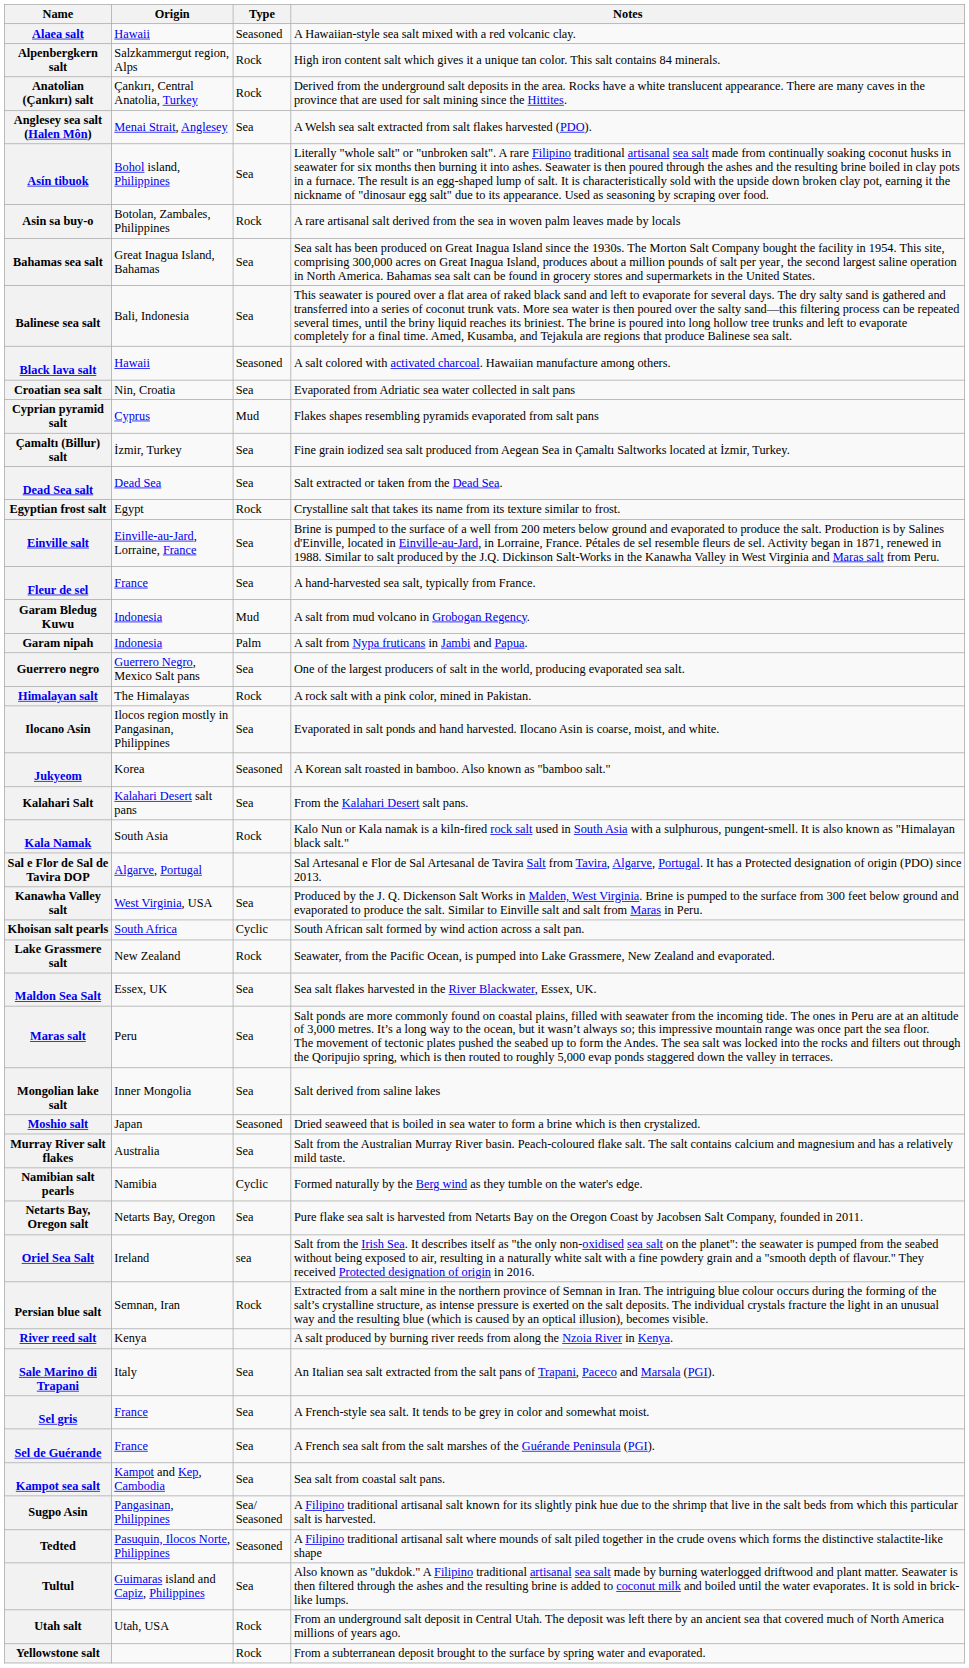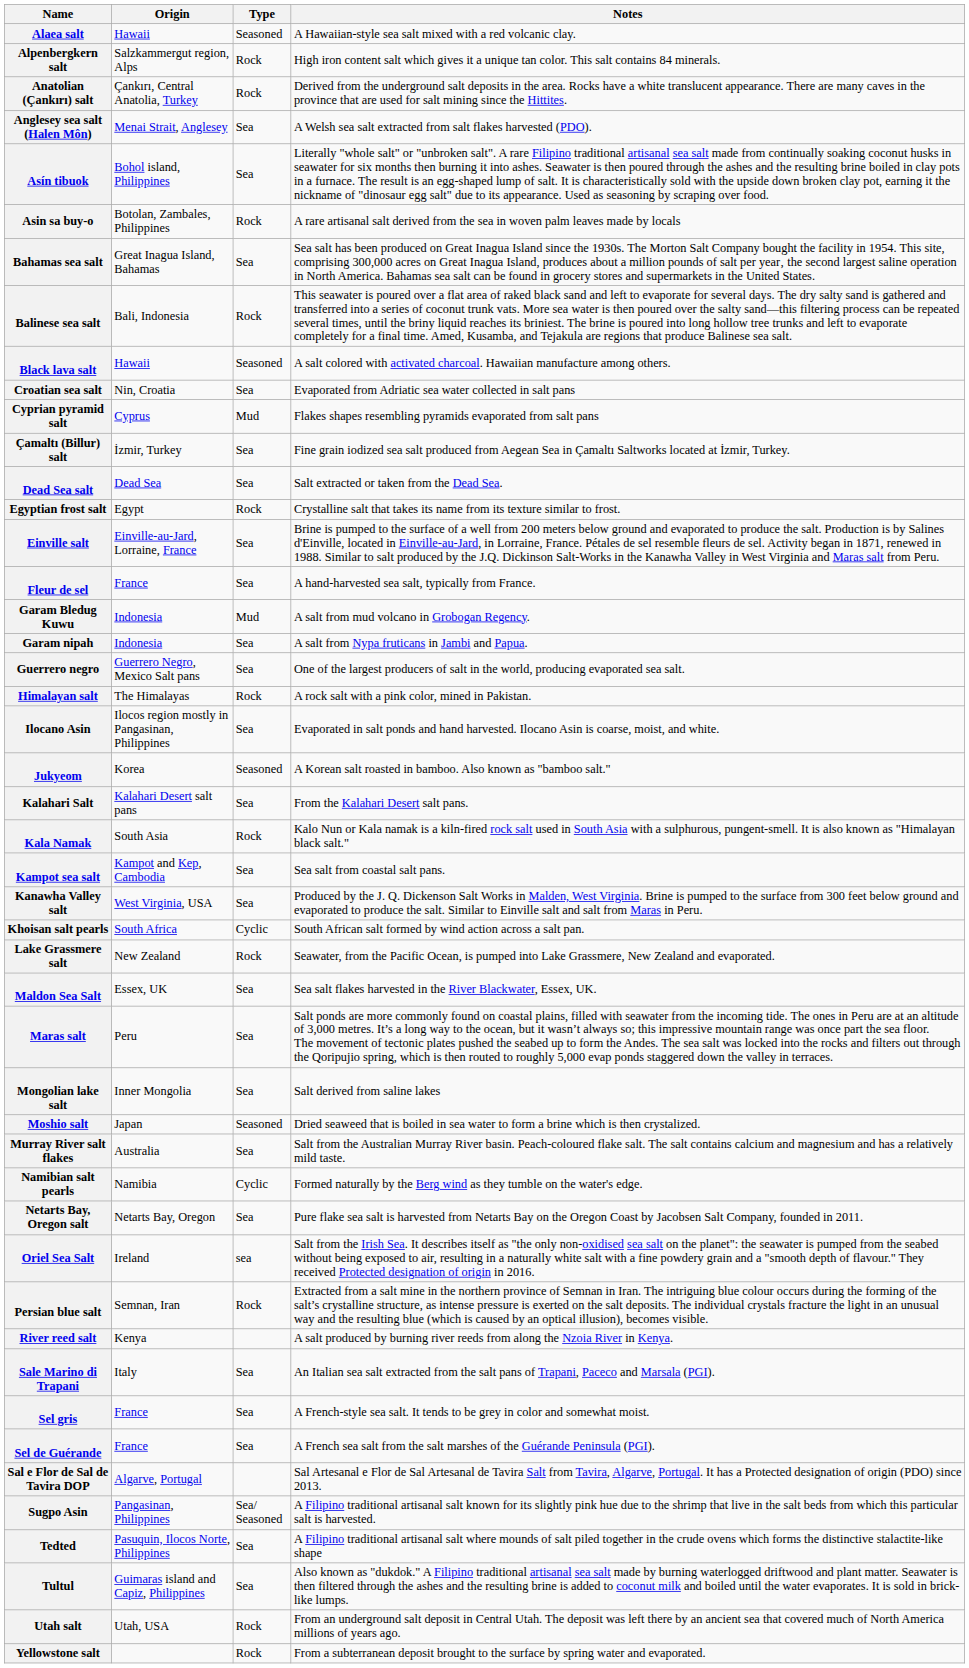(245, 316) Sea -> (249, 316) Rock
(248, 643) Palm -> (245, 643) Sea
rows swapped: (58, 1486) <-> (58, 870)
(259, 1546) Seasoned -> (245, 1546) Sea
